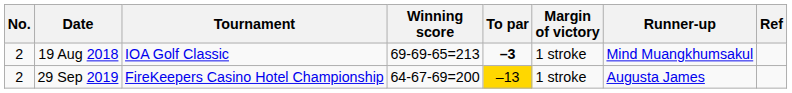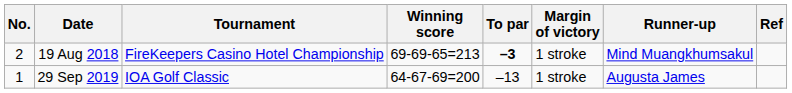(177, 55) IOA Golf Classic -> (254, 55) FireKeepers Casino Hotel Championship
(19, 77) 2 -> (19, 77) 1
(254, 77) FireKeepers Casino Hotel Championship -> (177, 77) IOA Golf Classic
(508, 77) gold background -> (508, 77) no background
